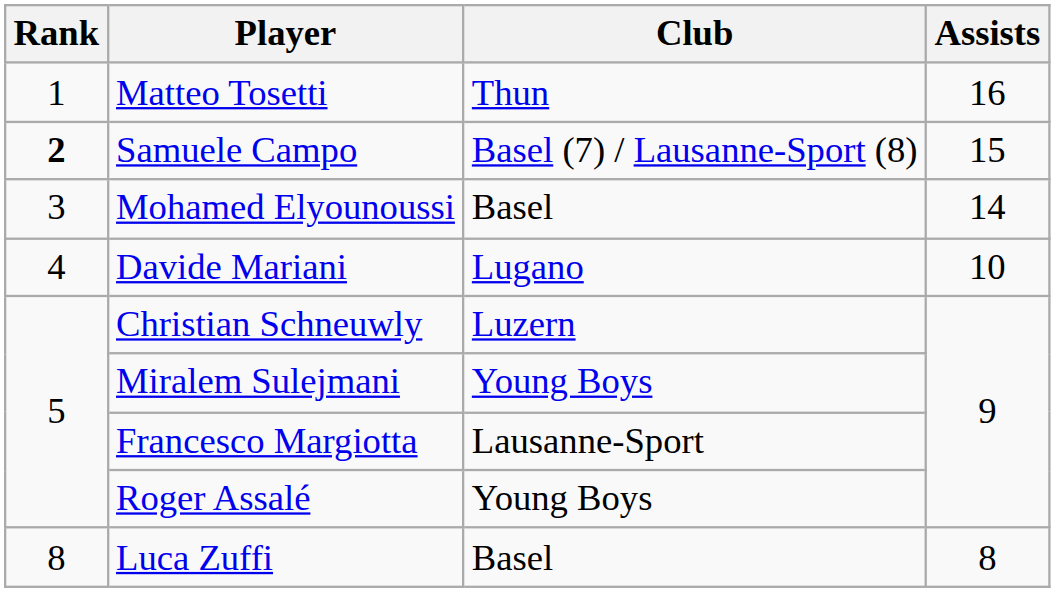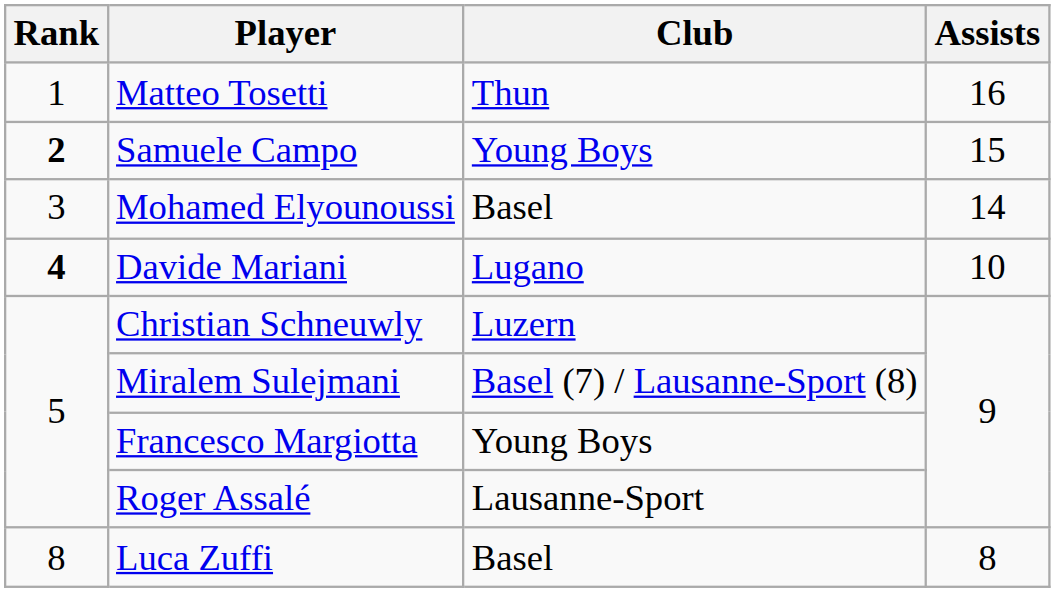(695, 149) Basel (7) / Lausanne-Sport (8) -> (562, 149) Young Boys
(56, 265) normal -> (56, 265) bold
(562, 382) Young Boys -> (695, 382) Basel (7) / Lausanne-Sport (8)
(588, 440) Lausanne-Sport -> (562, 440) Young Boys
(562, 498) Young Boys -> (588, 498) Lausanne-Sport
